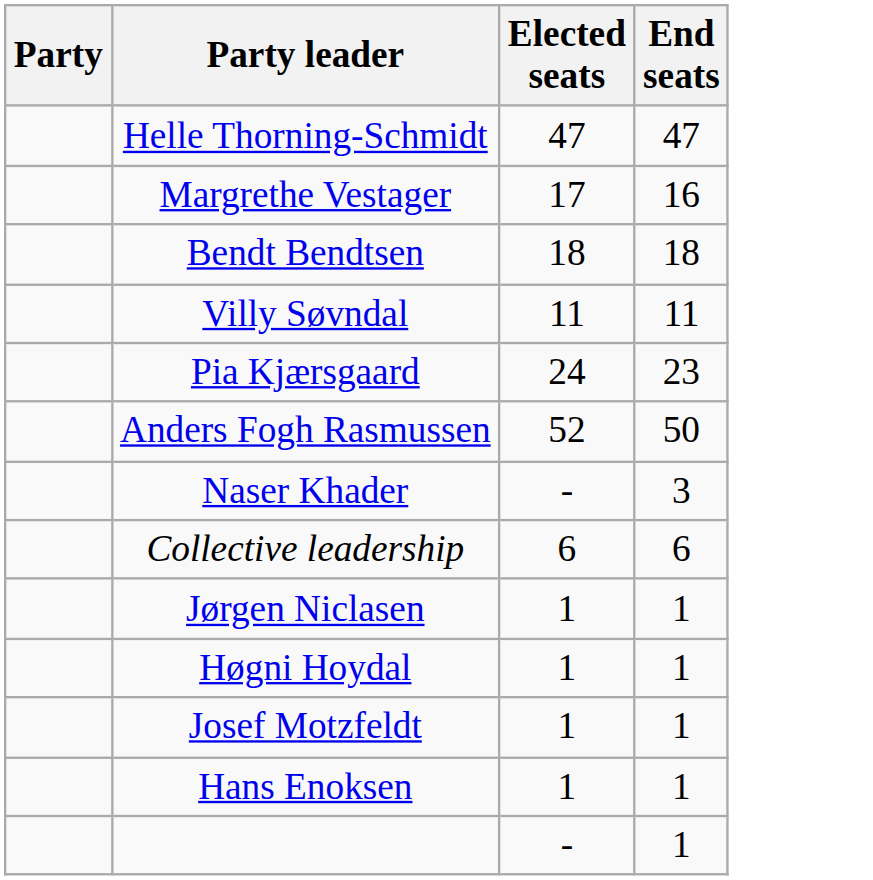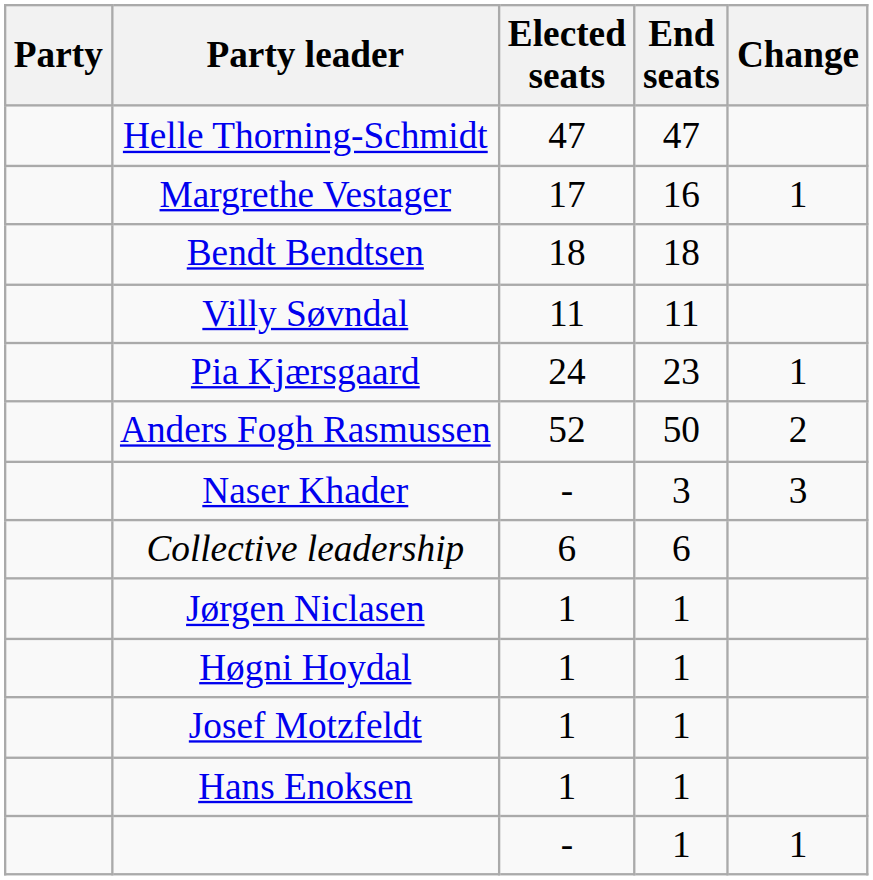+ column: (798, 55)
